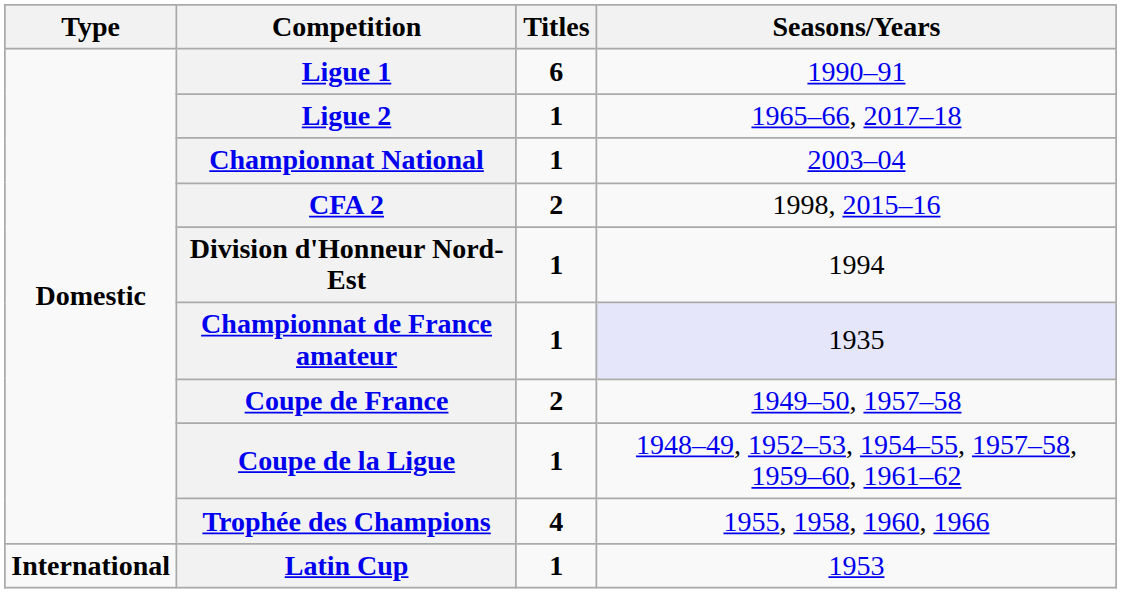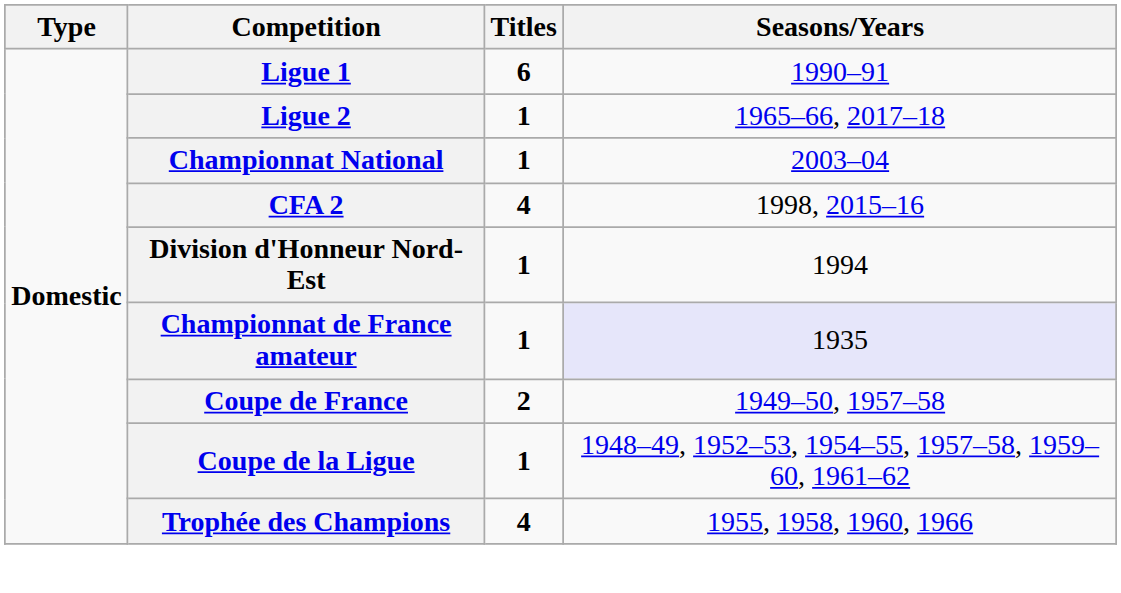(556, 204) 2 -> (524, 204) 4
- row: (347, 565)
